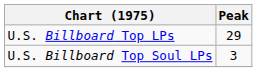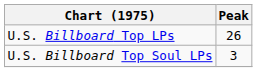(234, 35) 29 -> (234, 35) 26
